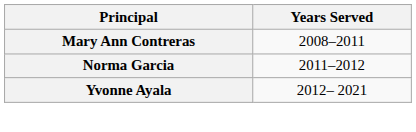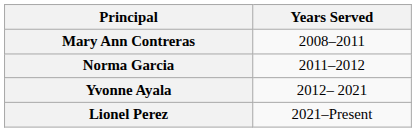+ row: (129, 114)
